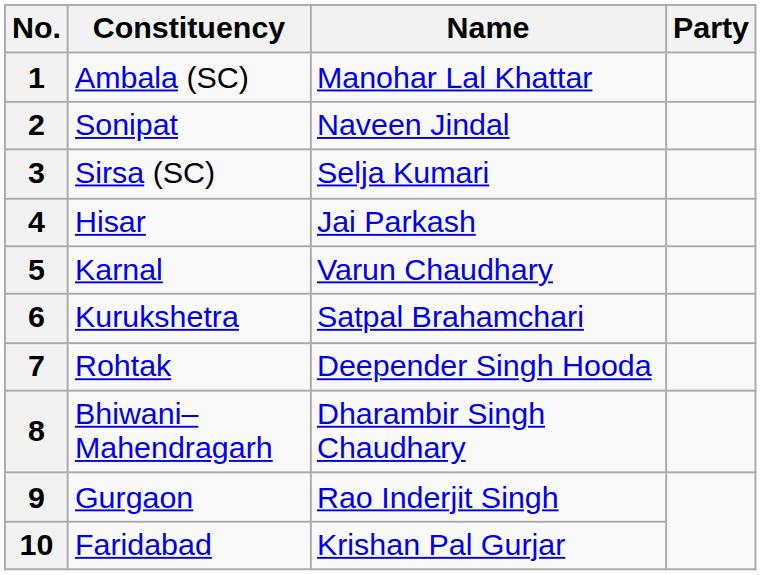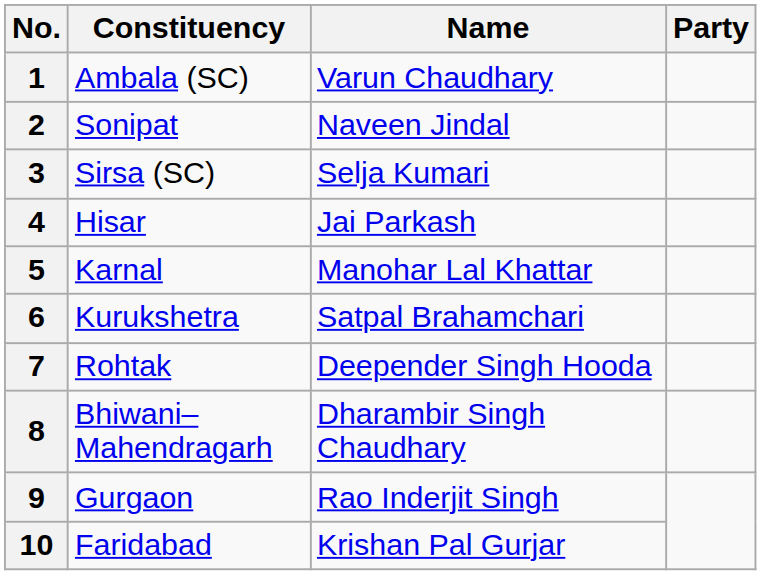(455, 76) Manohar Lal Khattar -> (435, 76) Varun Chaudhary
(435, 269) Varun Chaudhary -> (455, 269) Manohar Lal Khattar
